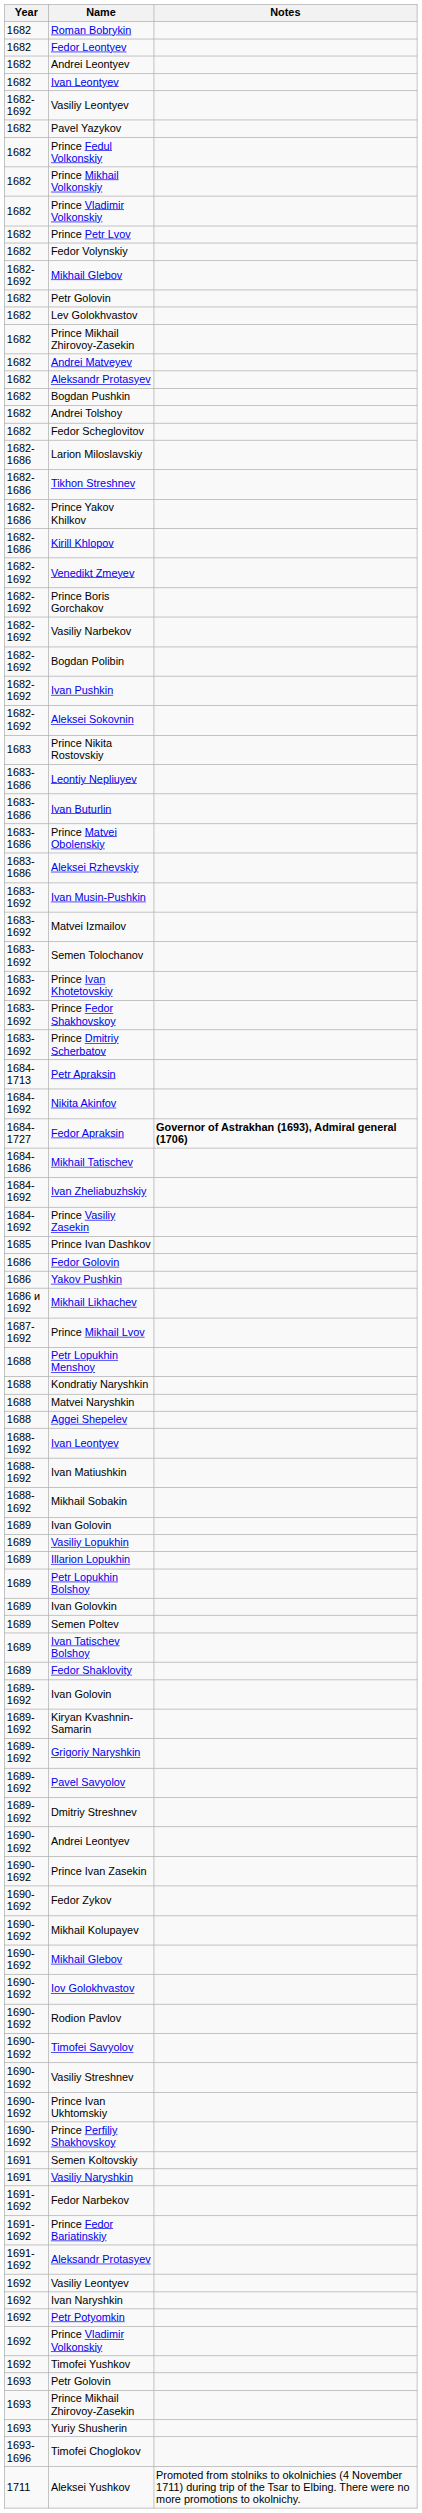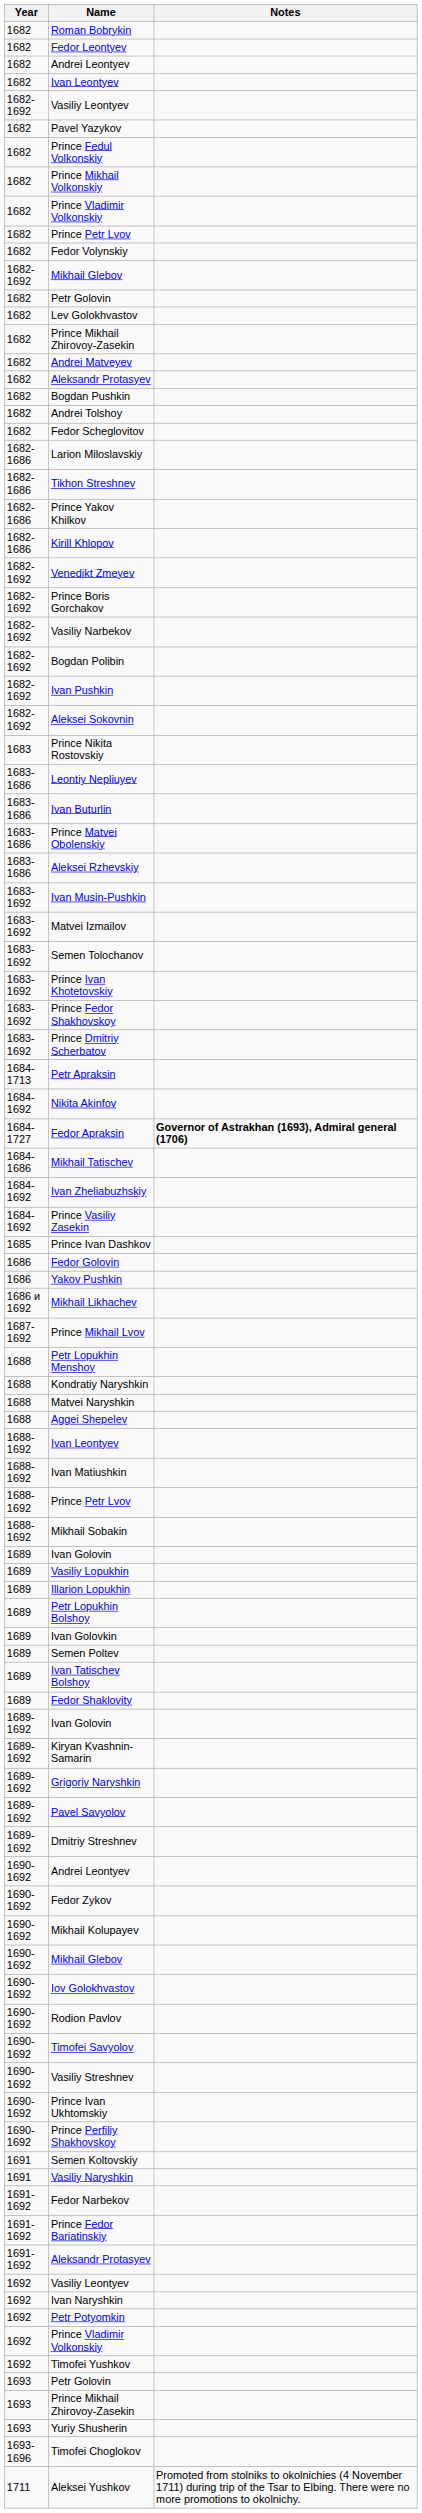+ row: (21, 1502)
- row: (21, 1871)
